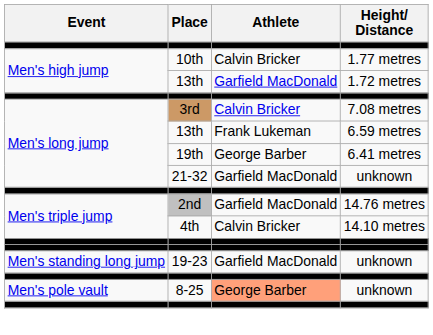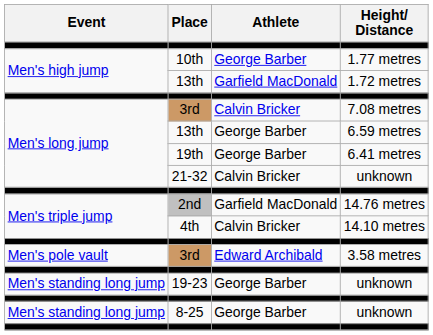(257, 59) Calvin Bricker -> (260, 59) George Barber
(263, 132) Frank Lukeman -> (260, 132) George Barber
(276, 176) Garfield MacDonald -> (257, 176) Calvin Bricker
+ row: (190, 255)
(276, 261) Garfield MacDonald -> (260, 284) George Barber
(58, 290) Men's pole vault -> (86, 312) Men's standing long jump
(260, 290) lightsalmon background -> (260, 312) no background
